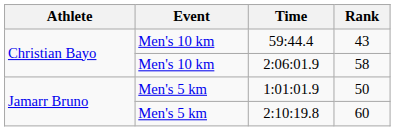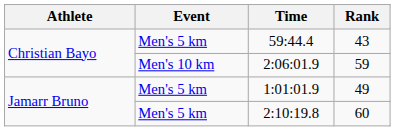(176, 41) Men's 10 km -> (173, 41) Men's 5 km
(362, 65) 58 -> (362, 65) 59
(362, 89) 50 -> (362, 89) 49
